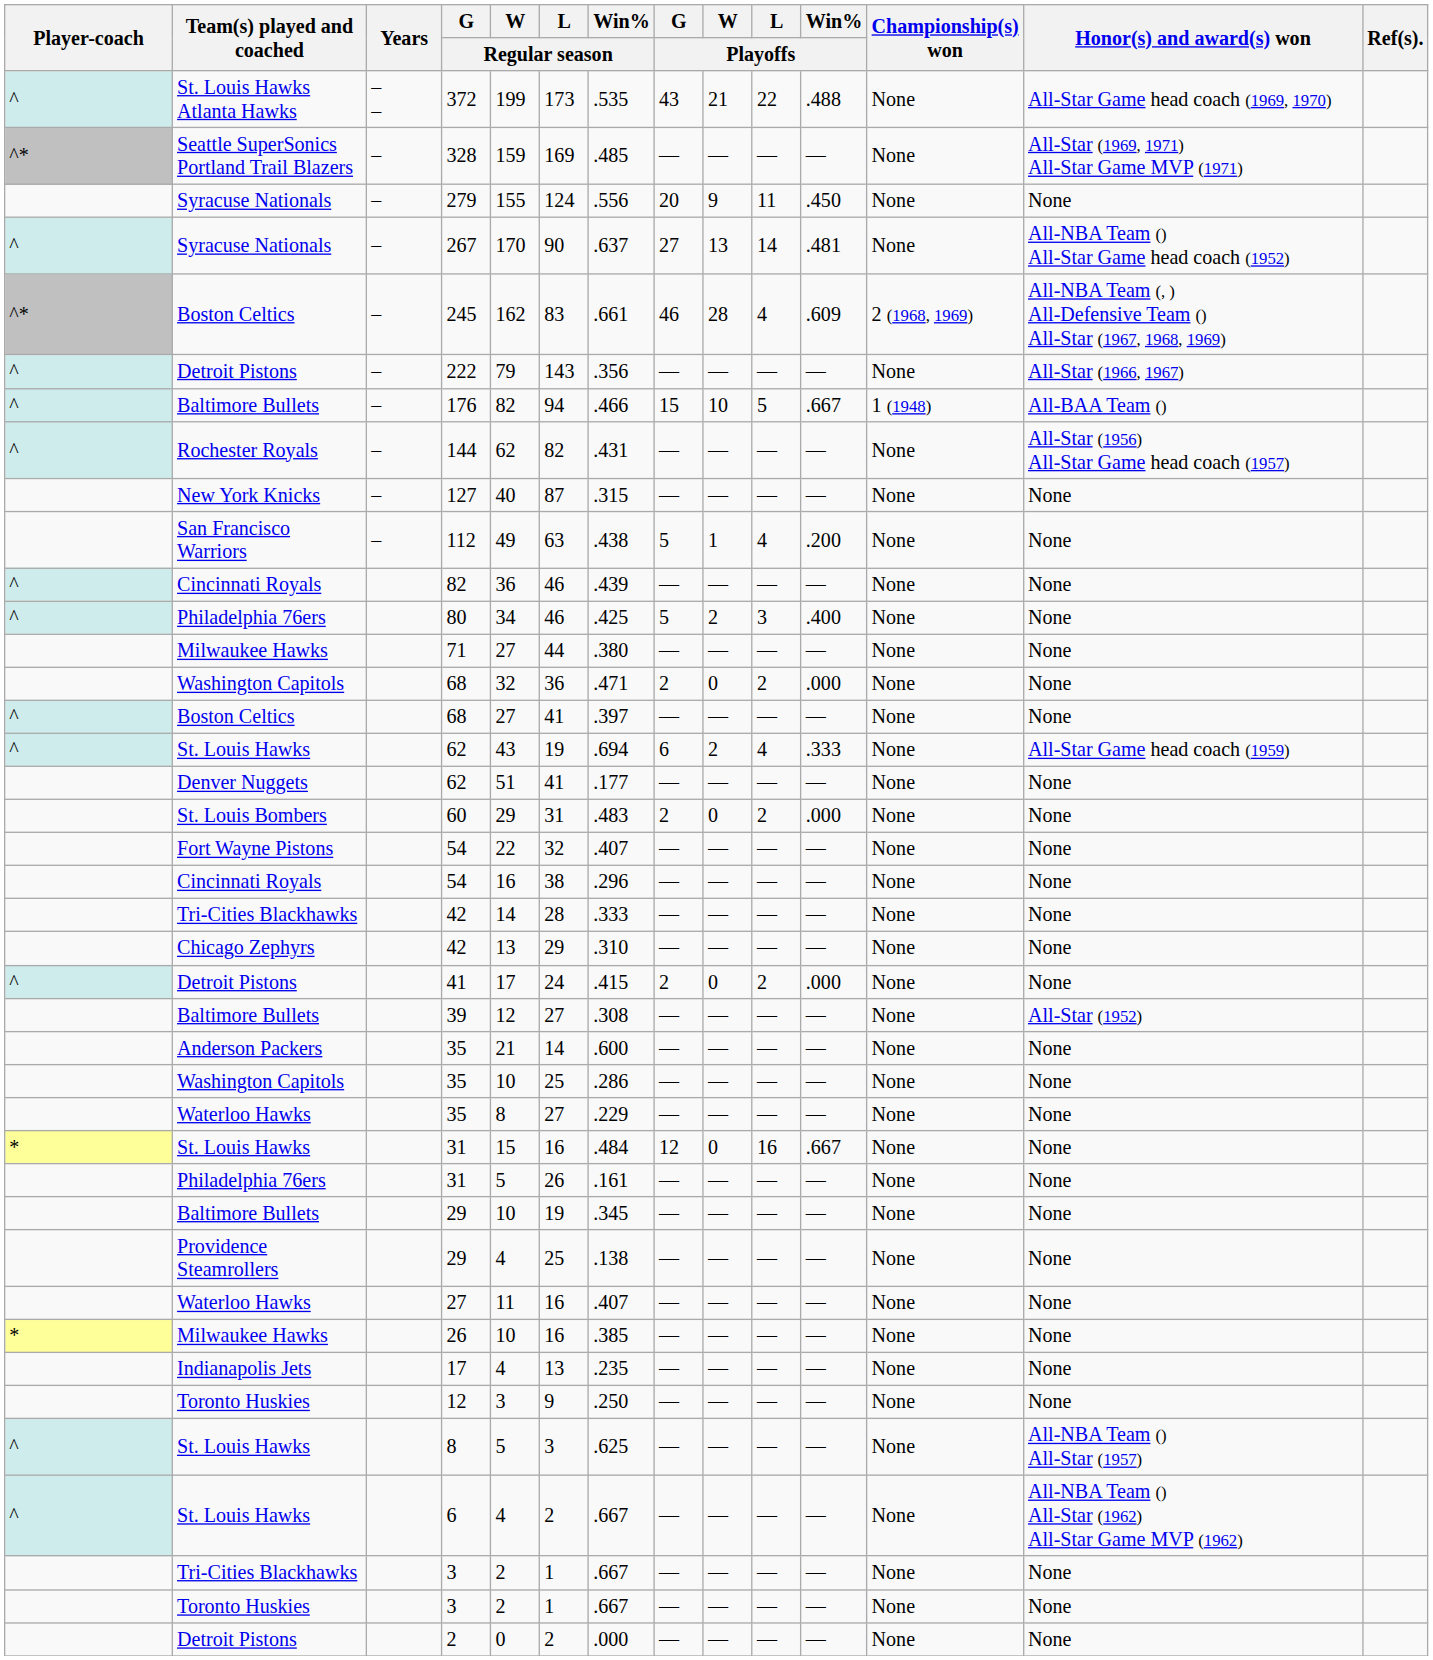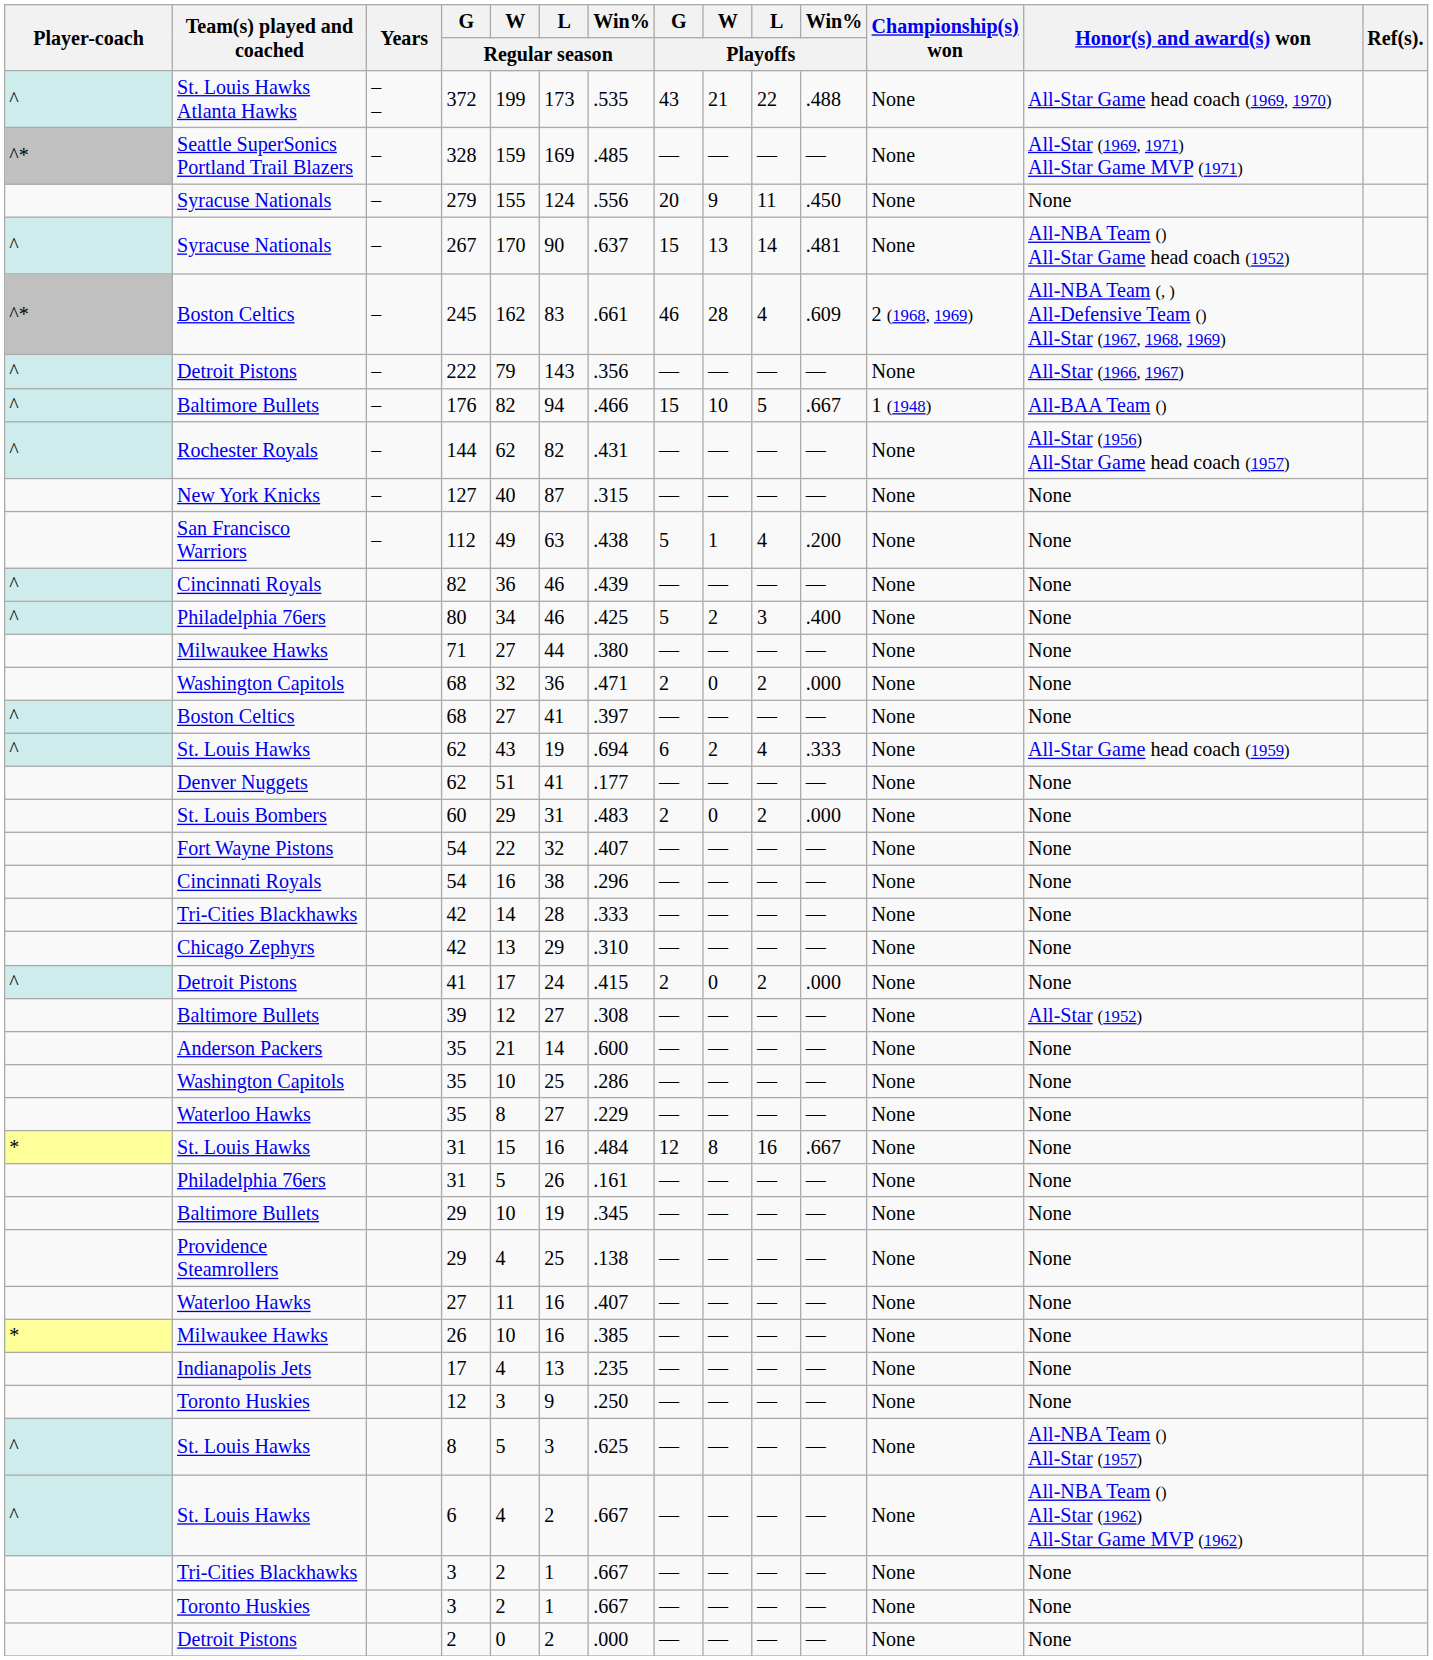(669, 246) 27 -> (669, 246) 15
(713, 1146) 0 -> (713, 1146) 8
